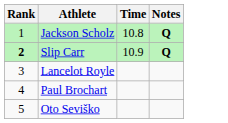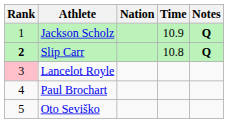+ column: (137, 14)
(133, 33) 10.8 -> (173, 33) 10.9
(133, 52) 10.9 -> (173, 52) 10.8
(21, 71) no background -> (21, 71) pink background
